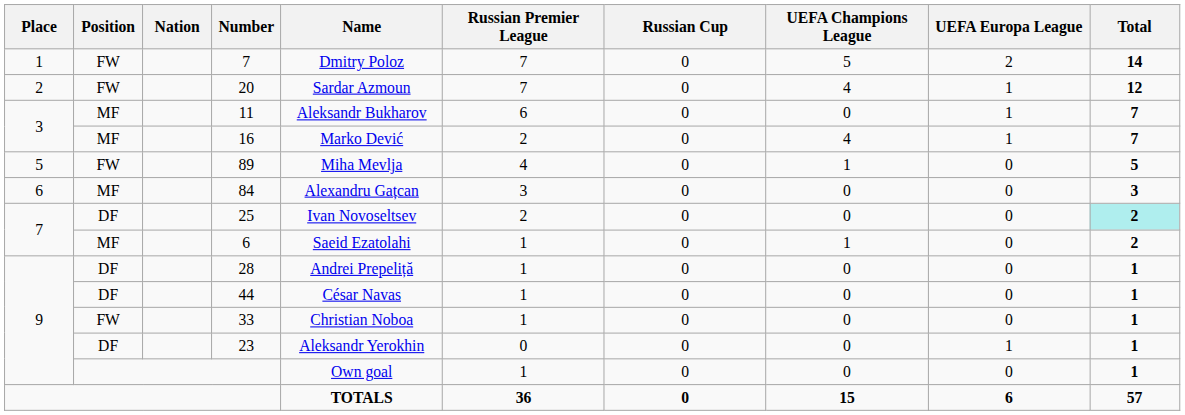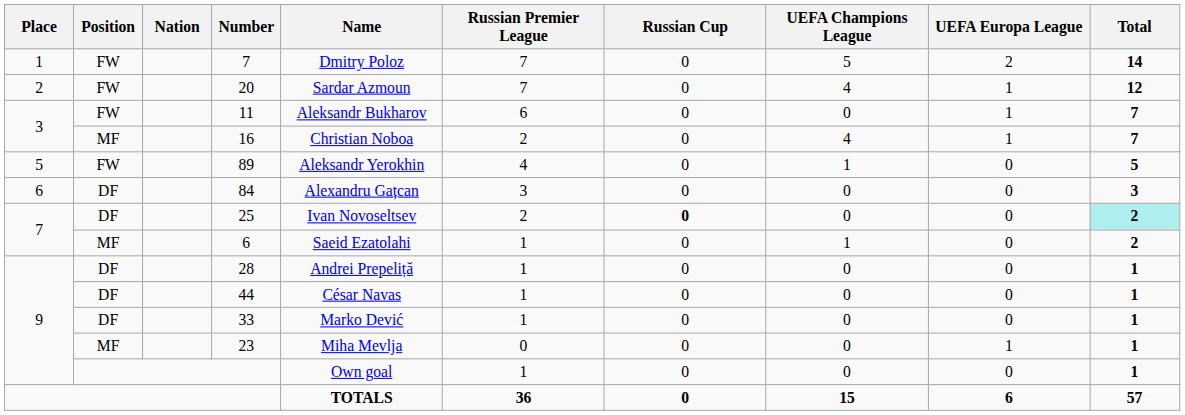(108, 113) MF -> (108, 113) FW
(362, 139) Marko Dević -> (362, 139) Christian Noboa
(362, 165) Miha Mevlja -> (362, 165) Aleksandr Yerokhin
(108, 191) MF -> (108, 191) DF
(685, 216) normal -> (685, 216) bold
(108, 320) FW -> (108, 320) DF
(362, 320) Christian Noboa -> (362, 320) Marko Dević
(108, 345) DF -> (108, 345) MF
(362, 345) Aleksandr Yerokhin -> (362, 345) Miha Mevlja
